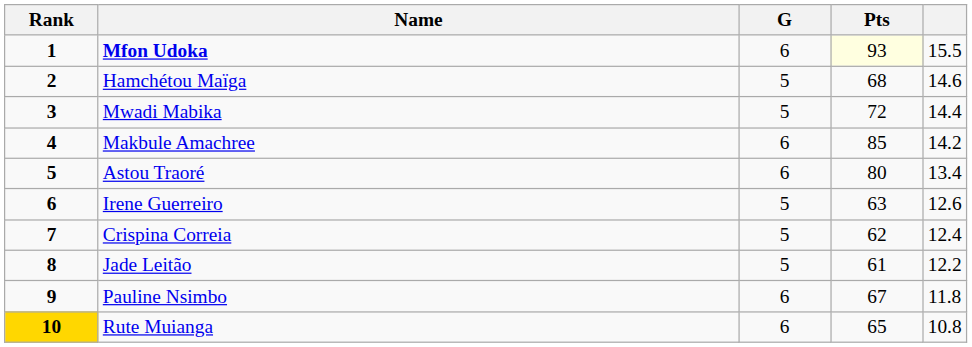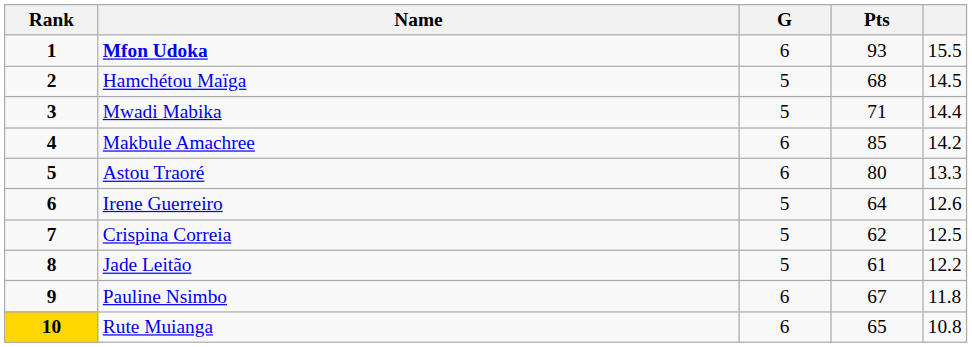(877, 50) lightyellow background -> (877, 50) no background
(945, 81) 14.6 -> (945, 81) 14.5
(877, 111) 72 -> (877, 111) 71
(945, 173) 13.4 -> (945, 173) 13.3
(877, 204) 63 -> (877, 204) 64
(945, 234) 12.4 -> (945, 234) 12.5
